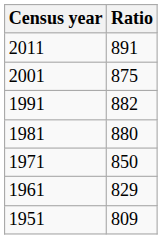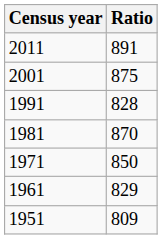(125, 104) 882 -> (125, 104) 828
(125, 133) 880 -> (125, 133) 870
